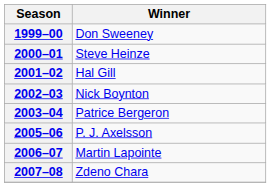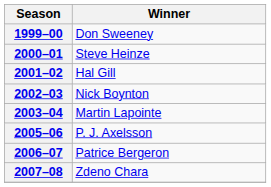(122, 113) Patrice Bergeron -> (118, 113) Martin Lapointe
(118, 152) Martin Lapointe -> (122, 152) Patrice Bergeron
